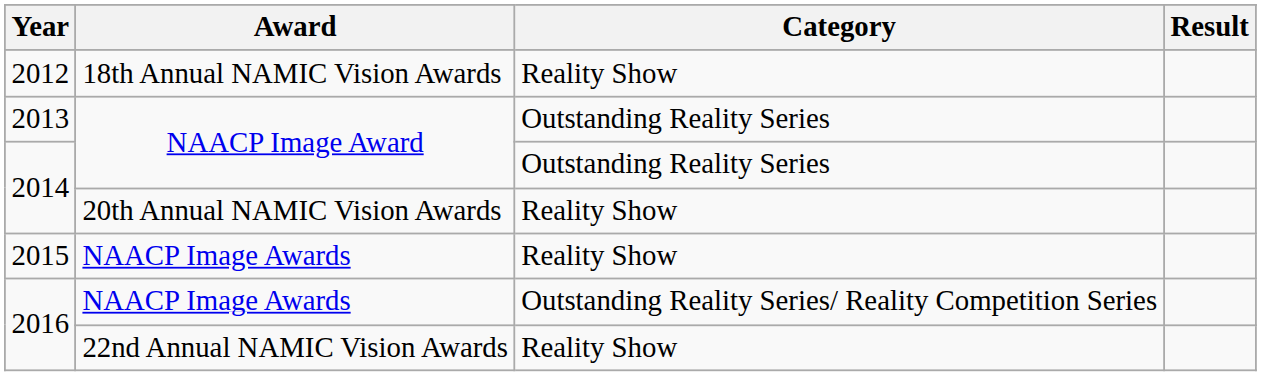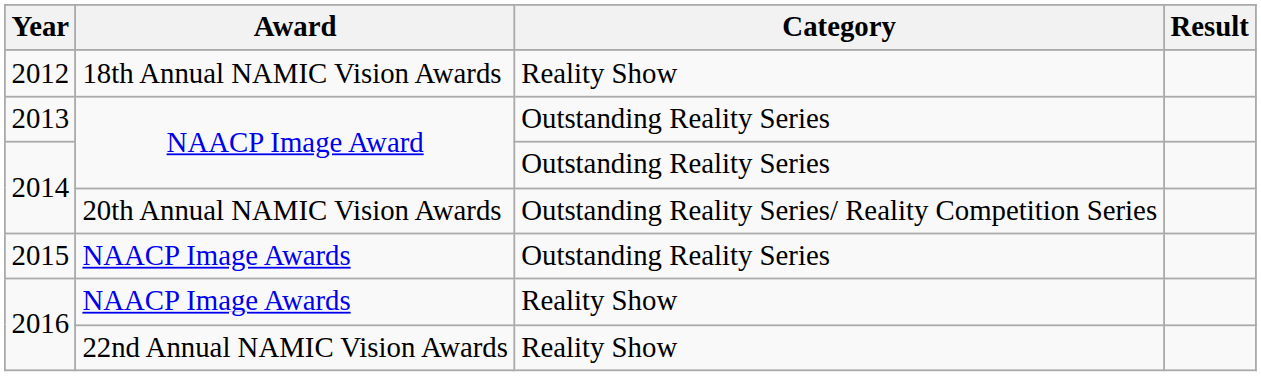(599, 210) Reality Show -> (839, 210) Outstanding Reality Series/ Reality Competition Series
(599, 255) Reality Show -> (676, 255) Outstanding Reality Series
(839, 301) Outstanding Reality Series/ Reality Competition Series -> (599, 301) Reality Show
